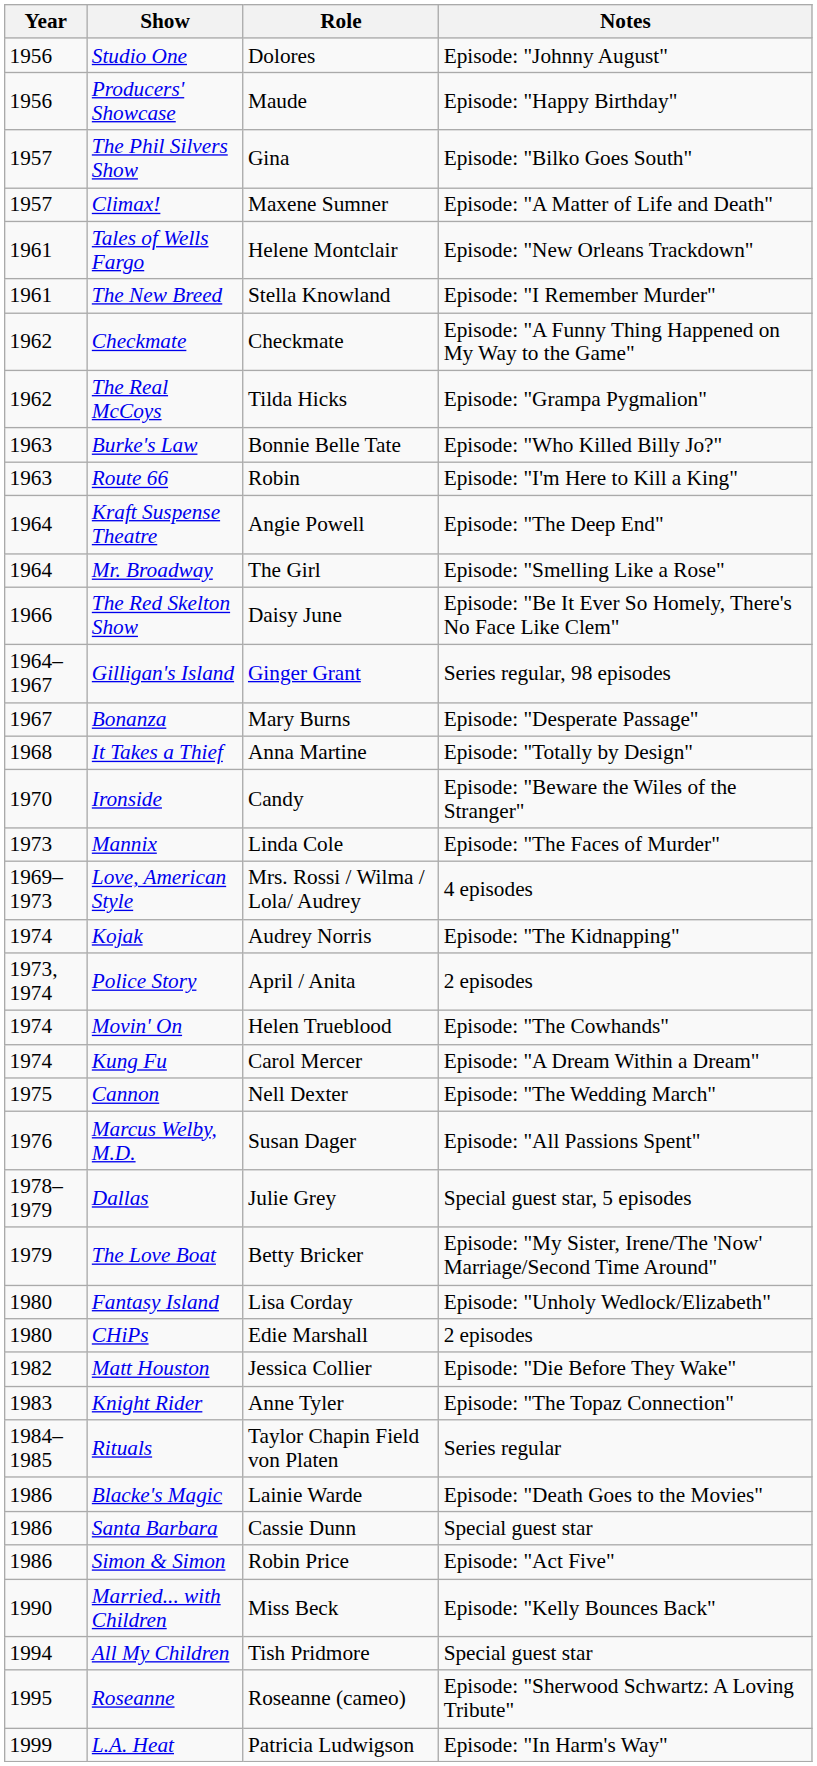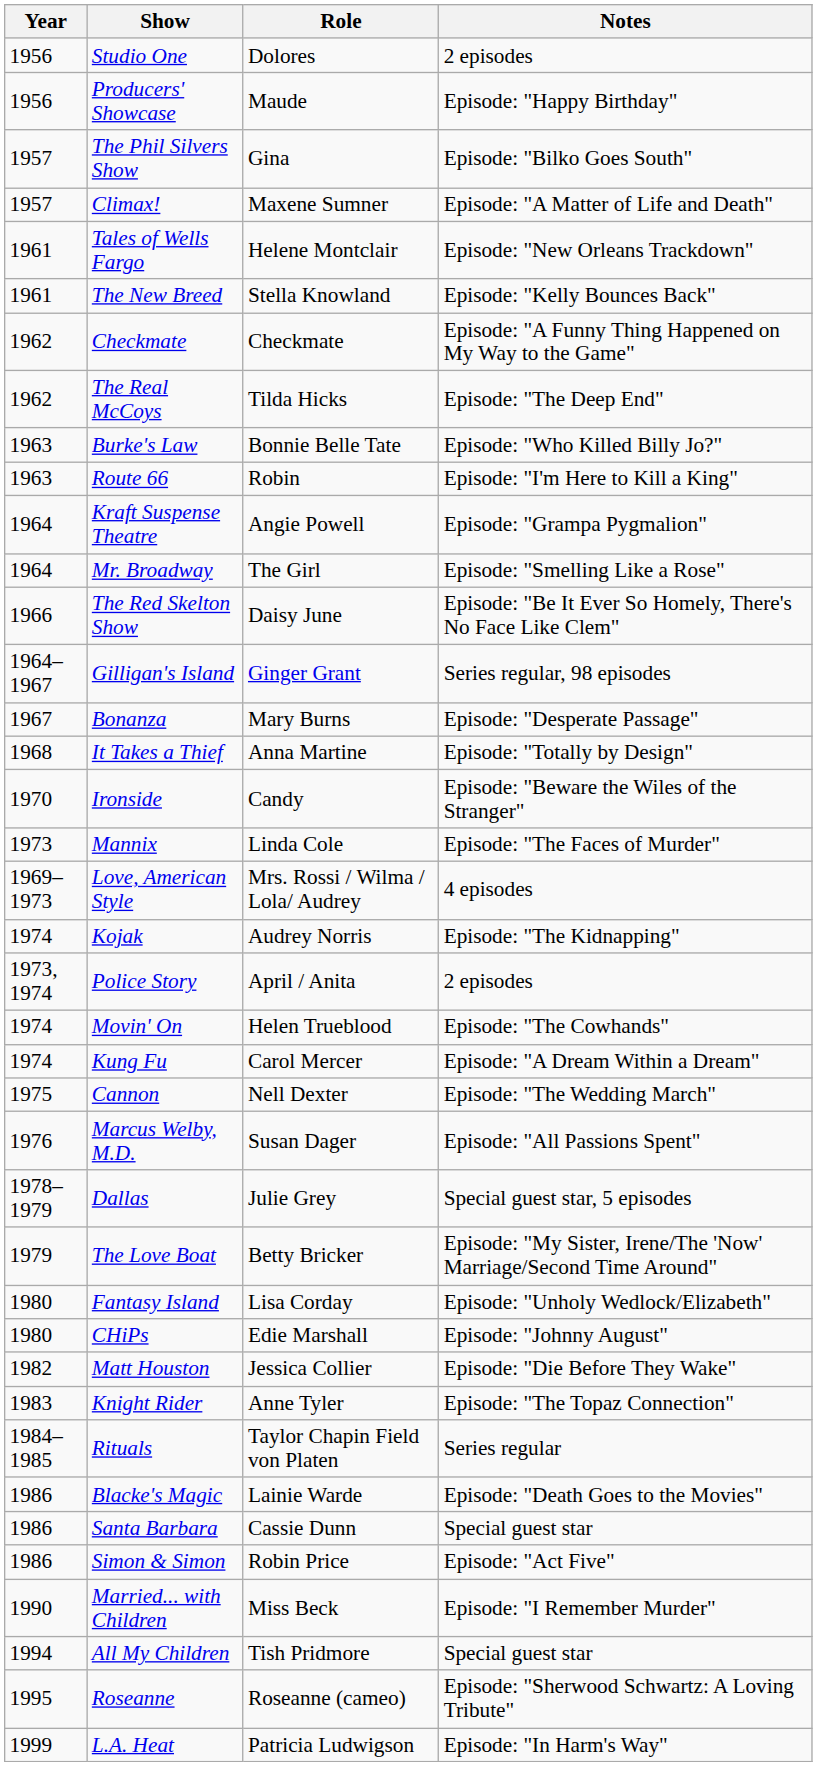(556, 55) Episode: "Johnny August" -> (488, 55) 2 episodes
(580, 295) Episode: "I Remember Murder" -> (580, 295) Episode: "Kelly Bounces Back"
(575, 399) Episode: "Grampa Pygmalion" -> (554, 399) Episode: "The Deep End"
(554, 524) Episode: "The Deep End" -> (575, 524) Episode: "Grampa Pygmalion"
(488, 1335) 2 episodes -> (556, 1335) Episode: "Johnny August"
(580, 1607) Episode: "Kelly Bounces Back" -> (580, 1607) Episode: "I Remember Murder"
